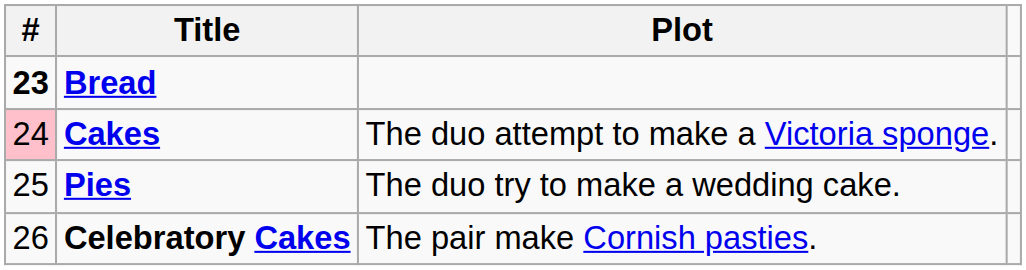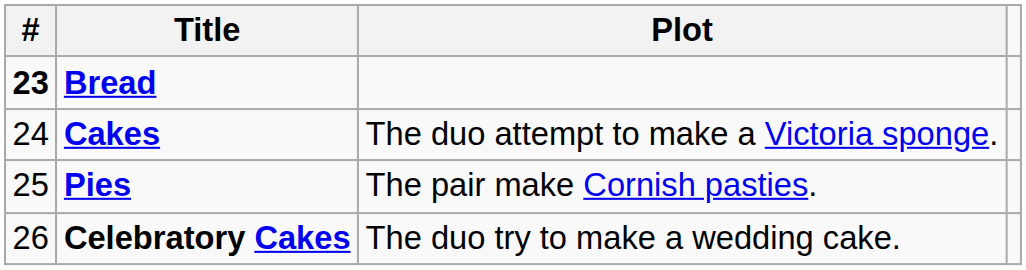(31, 133) pink background -> (31, 133) no background
(633, 185) The duo try to make a wedding cake. -> (592, 185) The pair make Cornish pasties.
(592, 237) The pair make Cornish pasties. -> (633, 237) The duo try to make a wedding cake.
